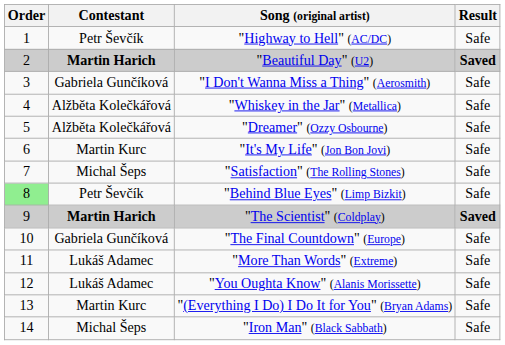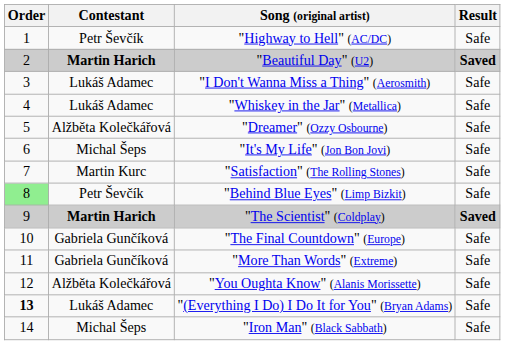(111, 82) Gabriela Gunčíková -> (111, 82) Lukáš Adamec
(111, 104) Alžběta Kolečkářová -> (111, 104) Lukáš Adamec
(111, 149) Martin Kurc -> (111, 149) Michal Šeps
(111, 171) Michal Šeps -> (111, 171) Martin Kurc
(111, 261) Lukáš Adamec -> (111, 261) Gabriela Gunčíková
(111, 283) Lukáš Adamec -> (111, 283) Alžběta Kolečkářová
(26, 305) normal -> (26, 305) bold
(111, 305) Martin Kurc -> (111, 305) Lukáš Adamec
